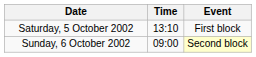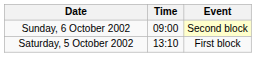rows swapped: (76, 28) <-> (76, 44)
